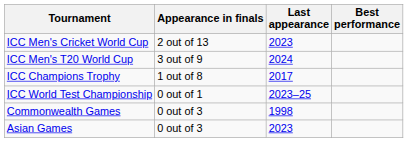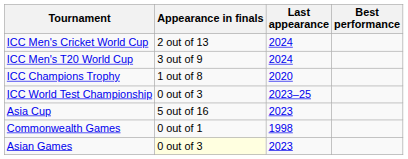(281, 42) 2023 -> (281, 42) 2024
(281, 77) 2017 -> (281, 77) 2020
(180, 94) 0 out of 1 -> (180, 94) 0 out of 3
+ row: (29, 111)
(180, 111) 0 out of 3 -> (180, 128) 0 out of 1
(180, 128) no background -> (180, 146) lightyellow background
